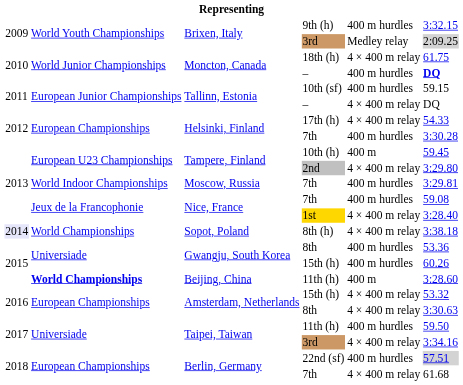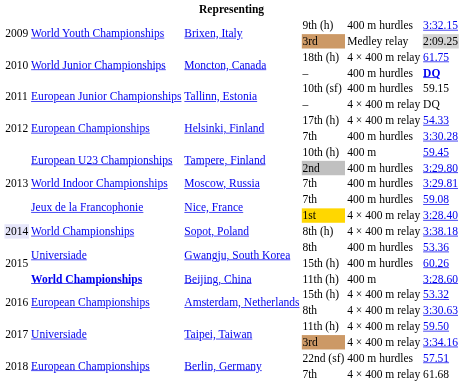(384, 168) 4 × 400 m relay -> (380, 168) 400 m hurdles
(380, 326) 400 m hurdles -> (384, 326) 4 × 400 m relay
(436, 358) lightgrey background -> (436, 358) no background
